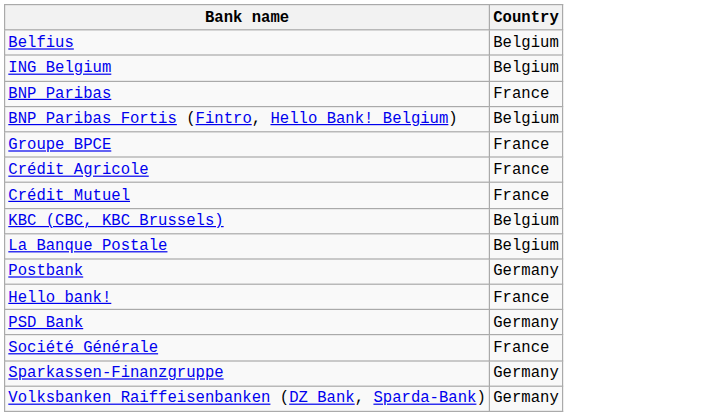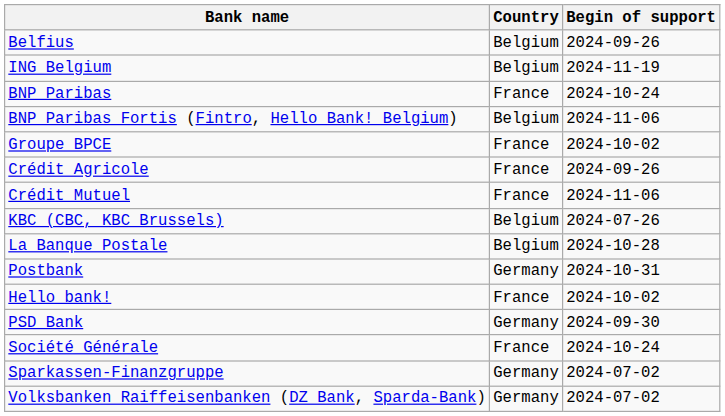+ column: (641, 17)
